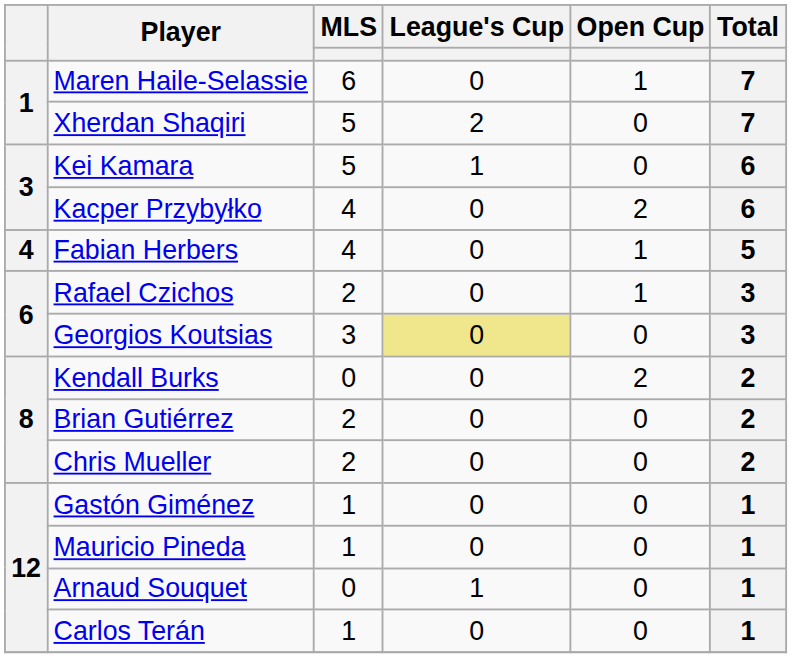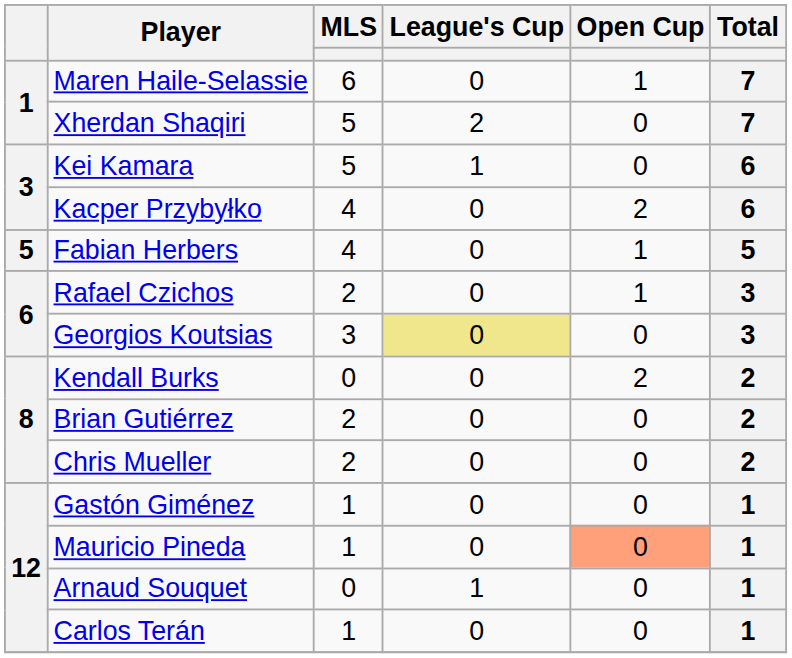(26, 251) 4 -> (26, 251) 5
(641, 547) no background -> (641, 547) lightsalmon background
